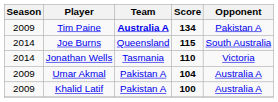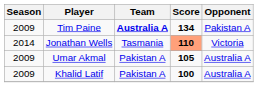- row: (79, 43)
(188, 58) no background -> (186, 43) lightsalmon background
(188, 74) 104 -> (186, 58) 105
